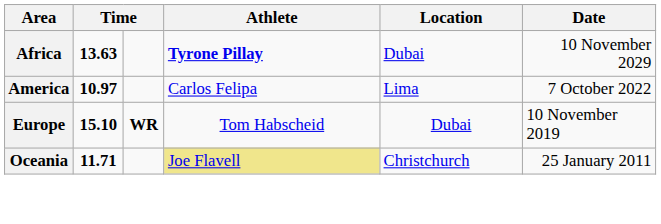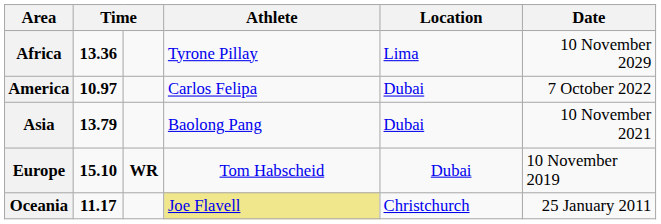(98, 53) 13.63 -> (98, 53) 13.36
(215, 53) bold -> (213, 53) normal
(404, 53) Dubai -> (401, 53) Lima
(401, 89) Lima -> (404, 89) Dubai
+ row: (39, 124)
(98, 160) 11.71 -> (98, 205) 11.17
